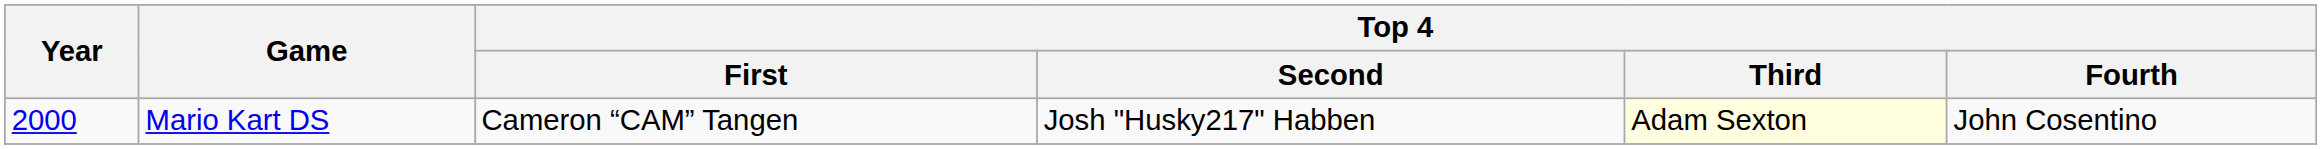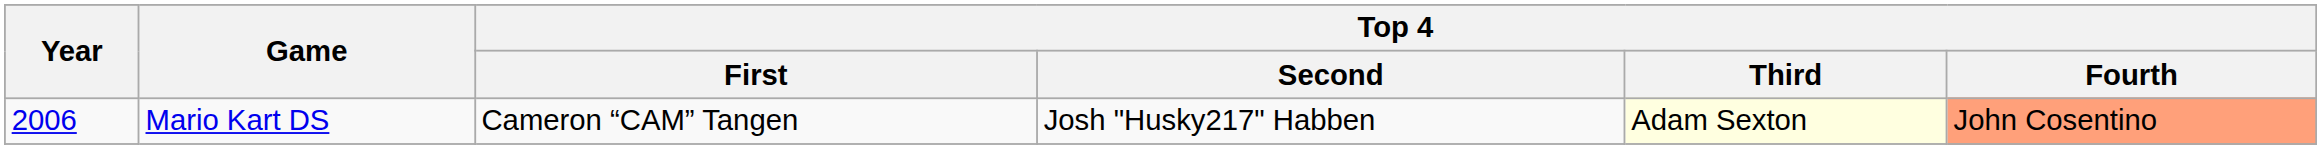(44, 120) 2000 -> (44, 120) 2006
(2055, 120) no background -> (2055, 120) lightsalmon background
